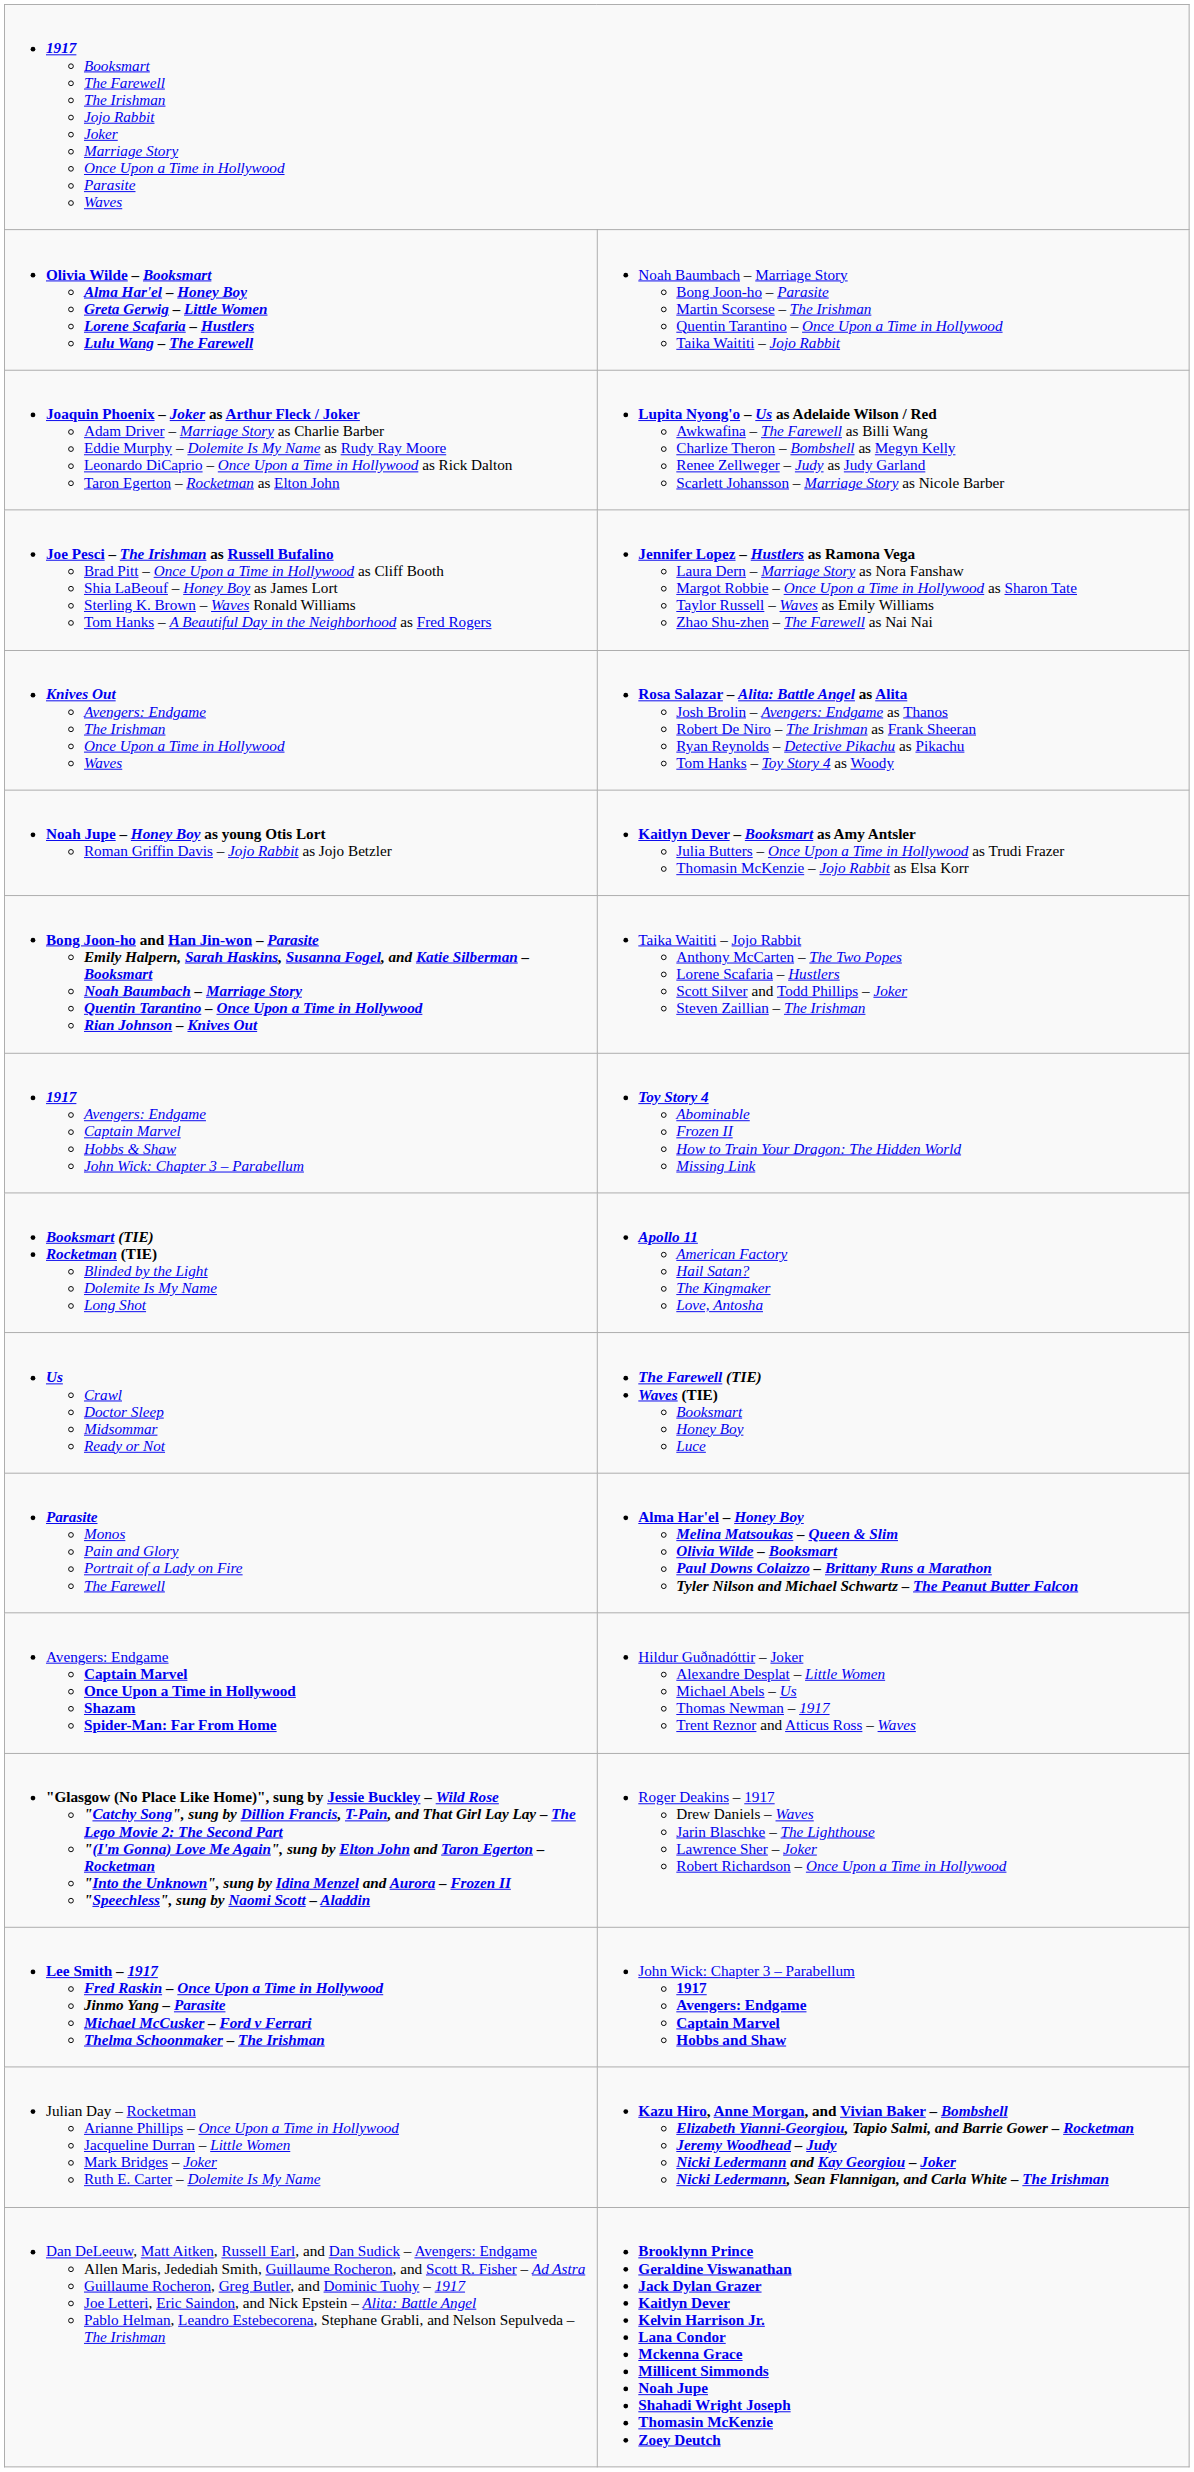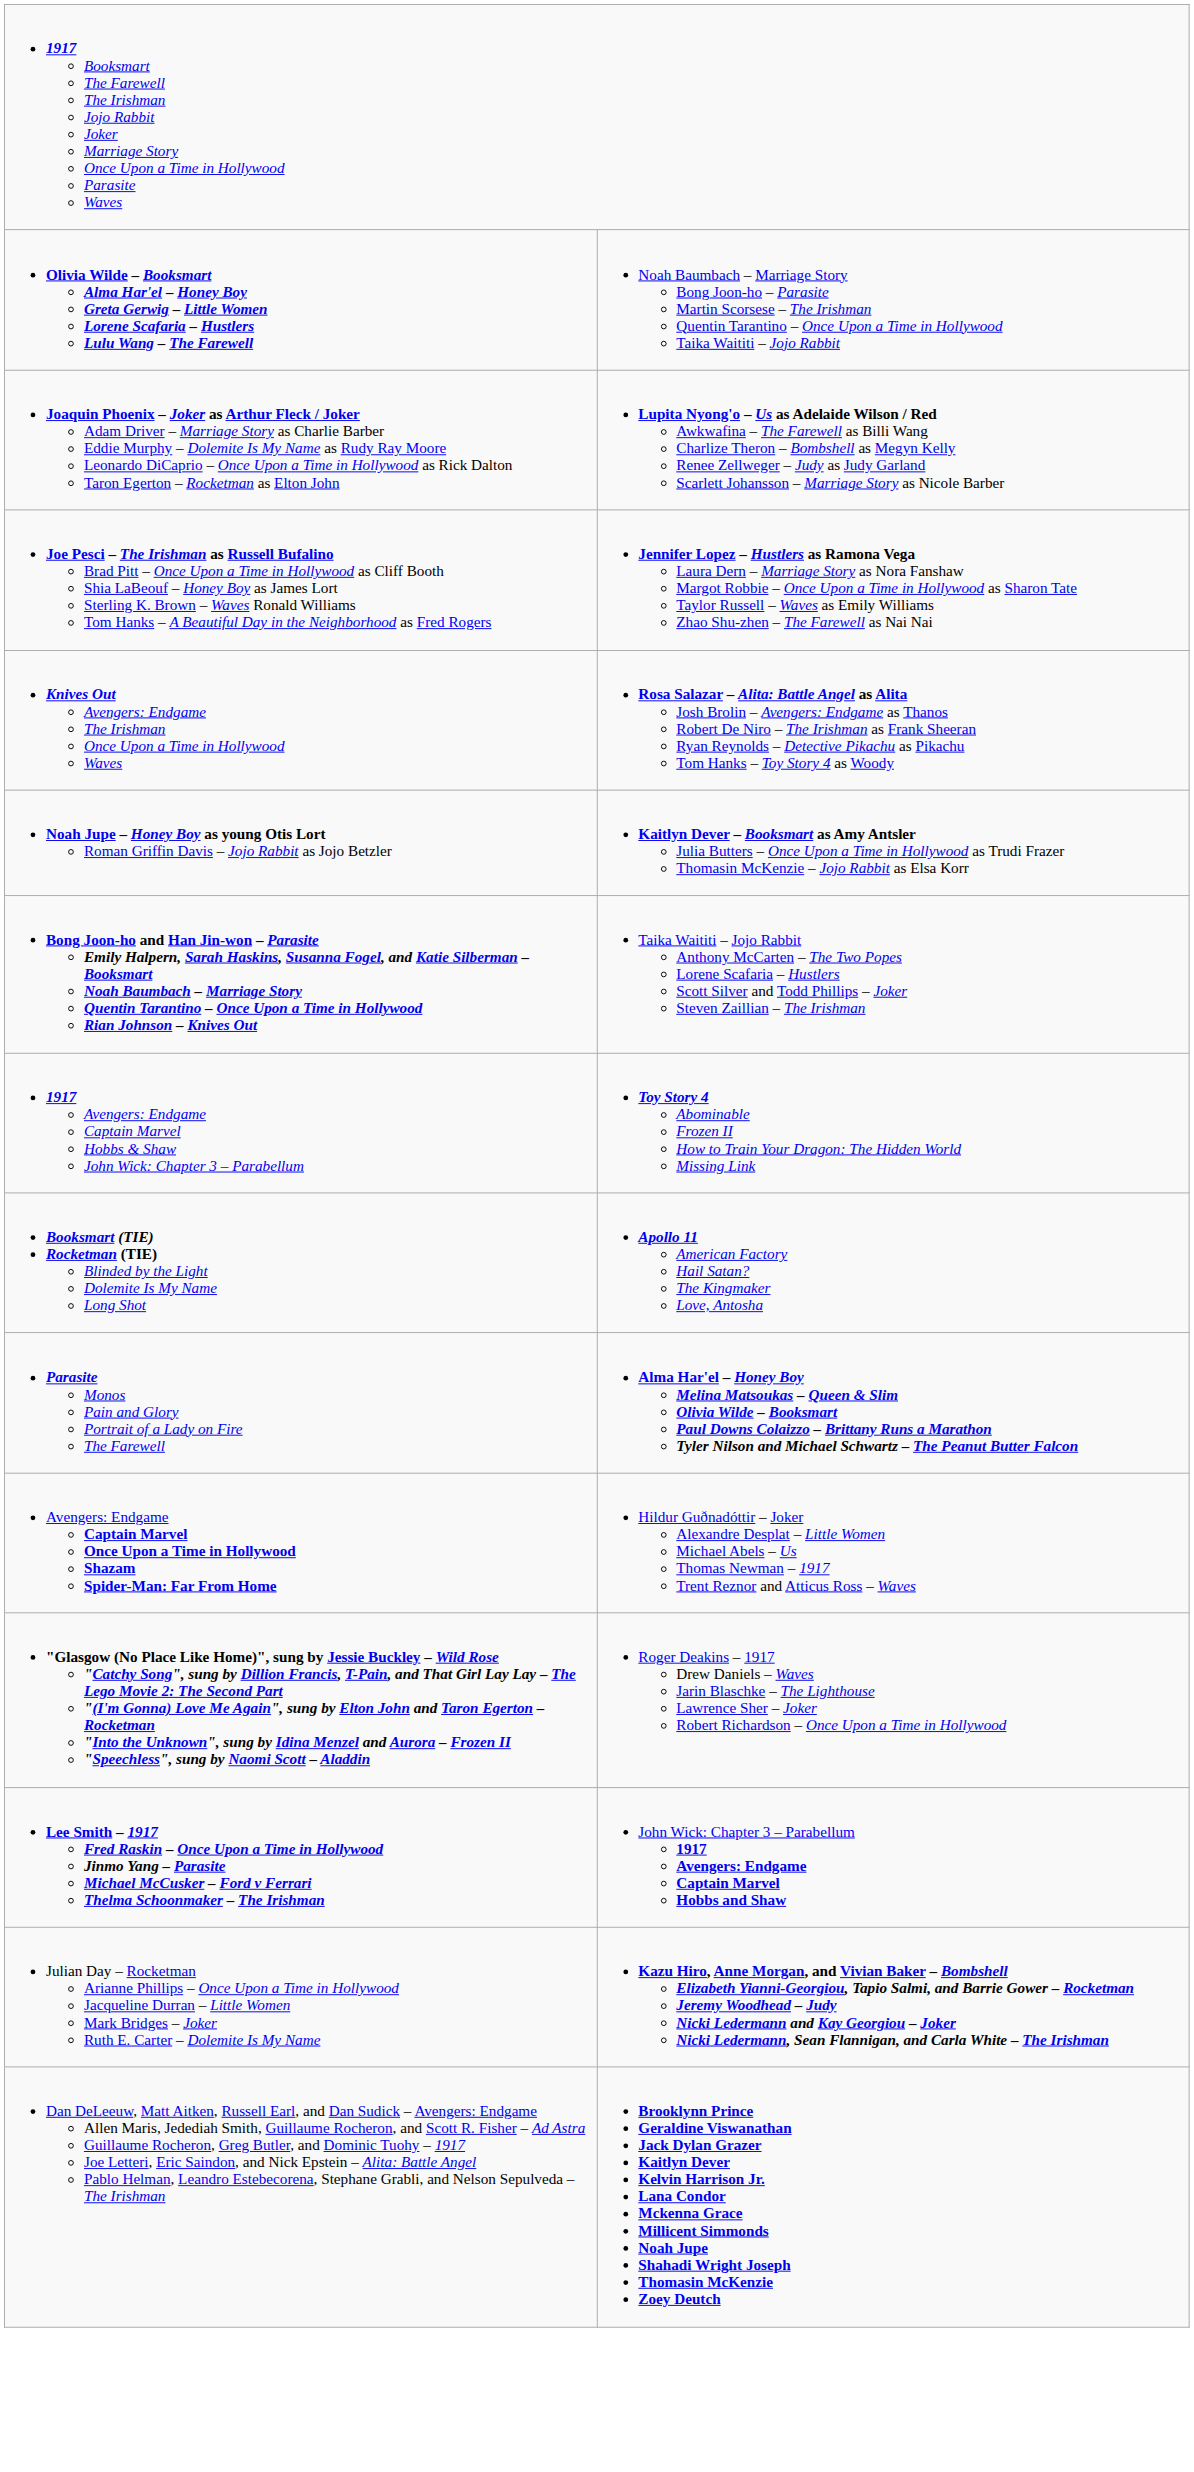- row: (301, 1411)
